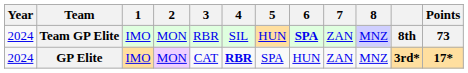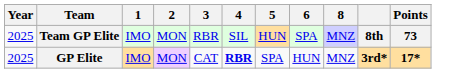- column: (340, 14)
(20, 36) 2024 -> (20, 36) 2025
(306, 36) bold -> (306, 36) normal
(20, 57) 2024 -> (20, 57) 2025
